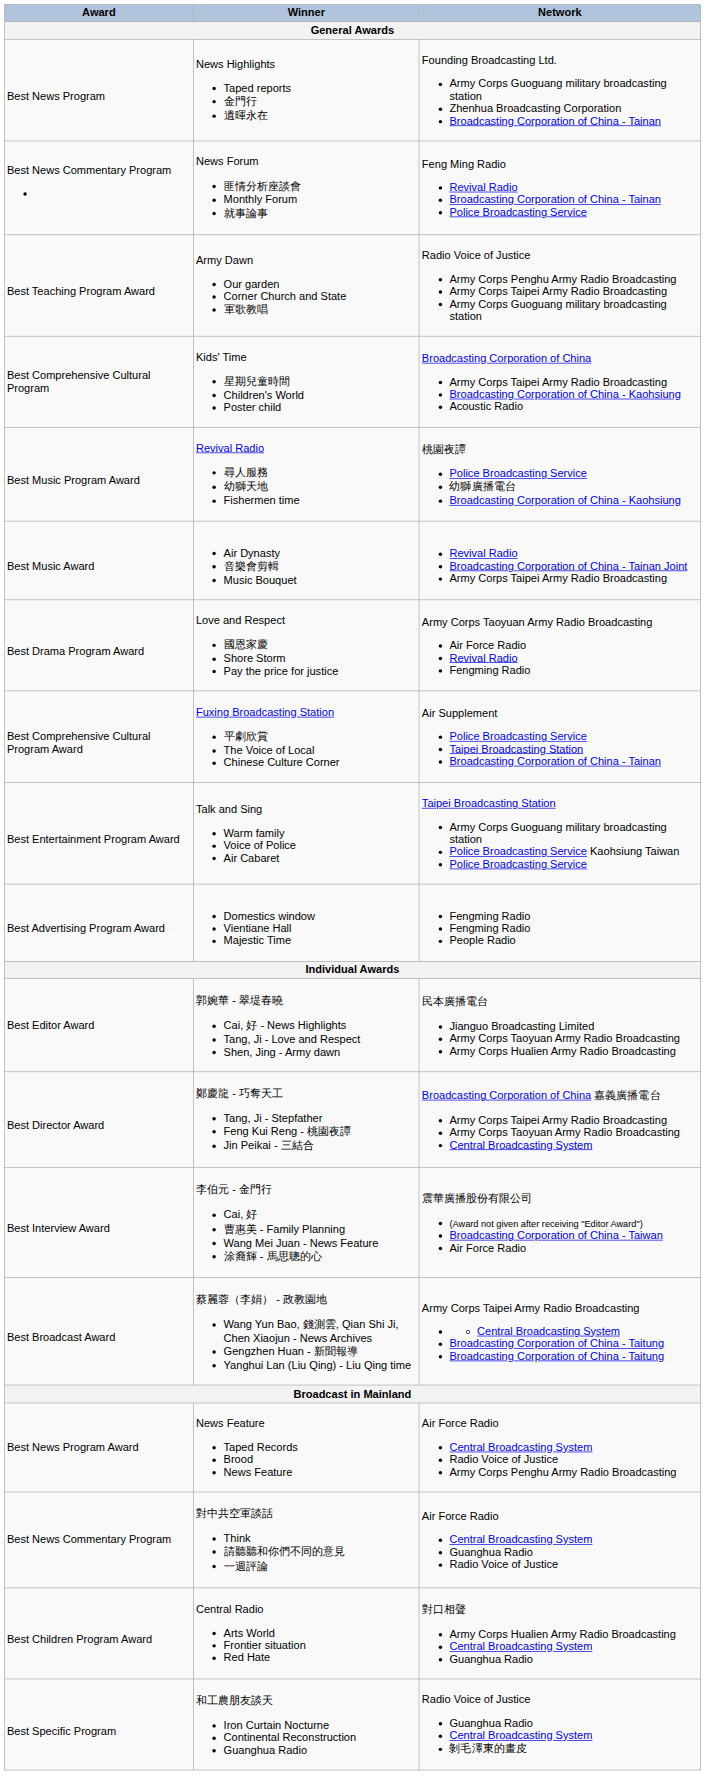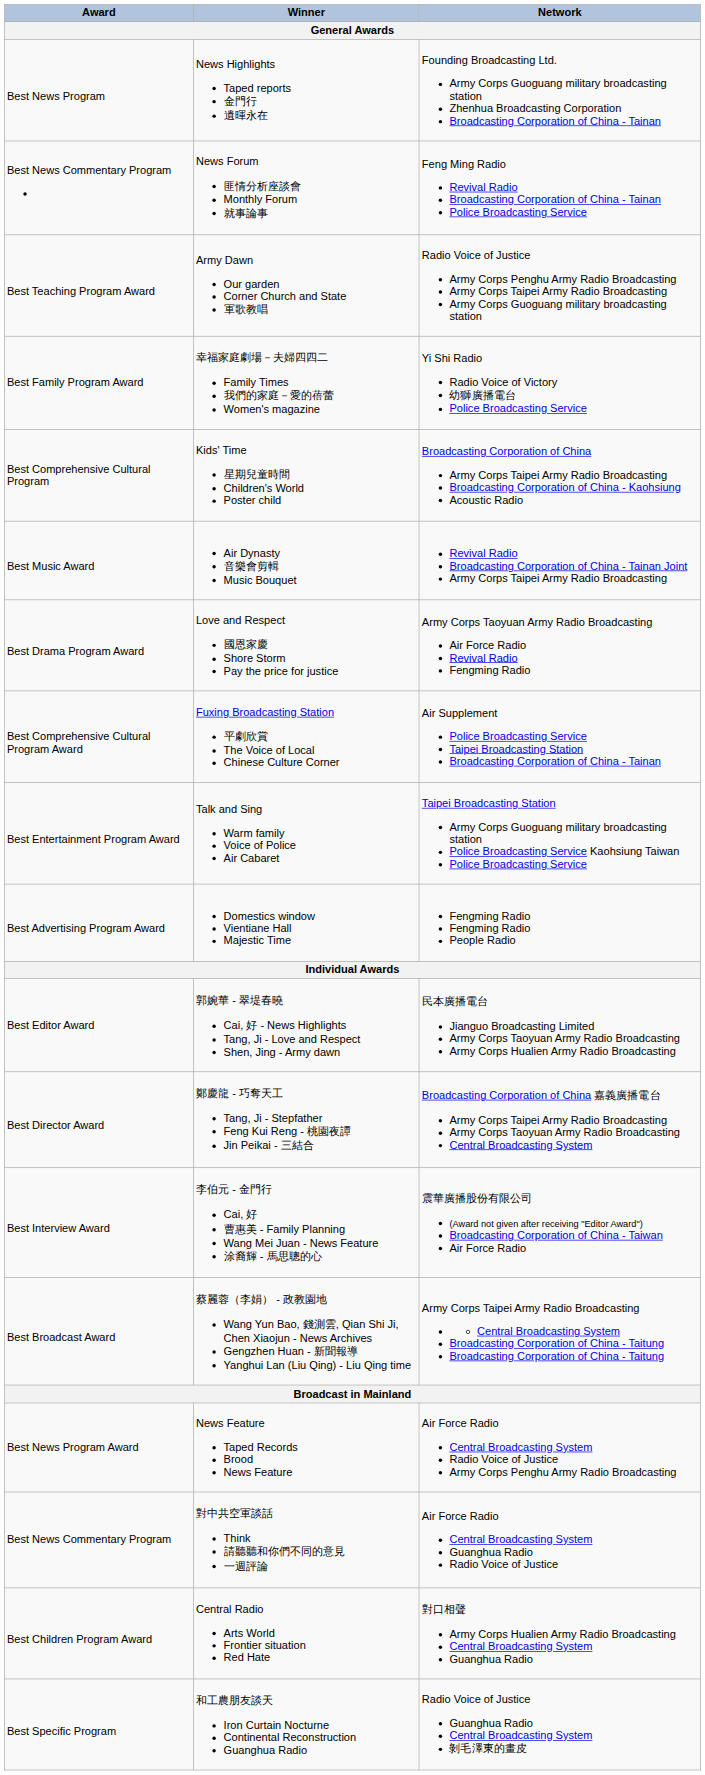+ row: (306, 384)
- row: (306, 475)
